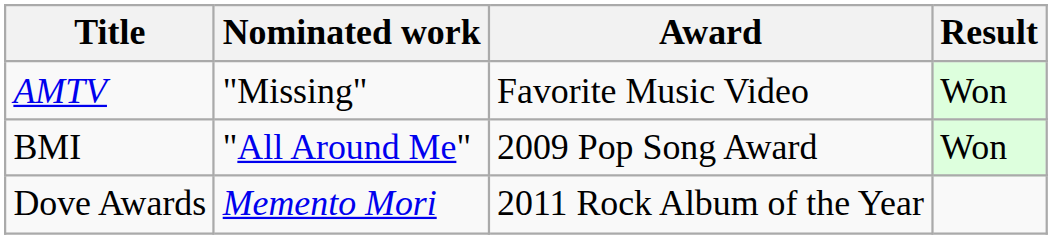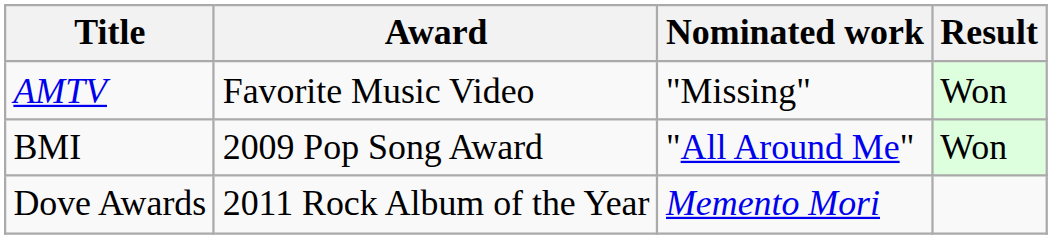columns swapped: (710, 32) <-> (352, 32)
